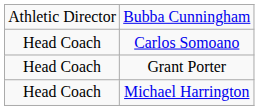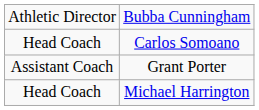(62, 67) Head Coach -> (62, 67) Assistant Coach
